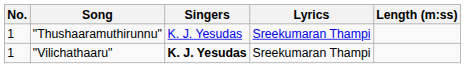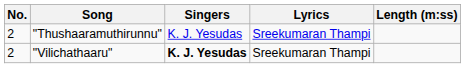(11, 34) 1 -> (11, 34) 2
(11, 53) 1 -> (11, 53) 2
